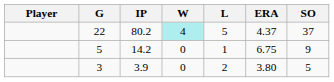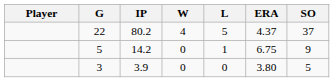(183, 31) paleturquoise background -> (183, 31) no background
(225, 67) 2 -> (225, 67) 0
